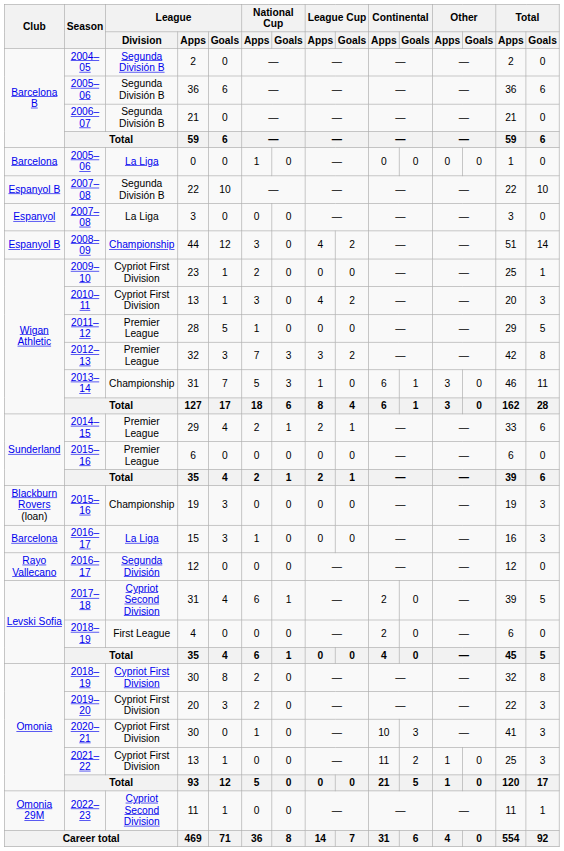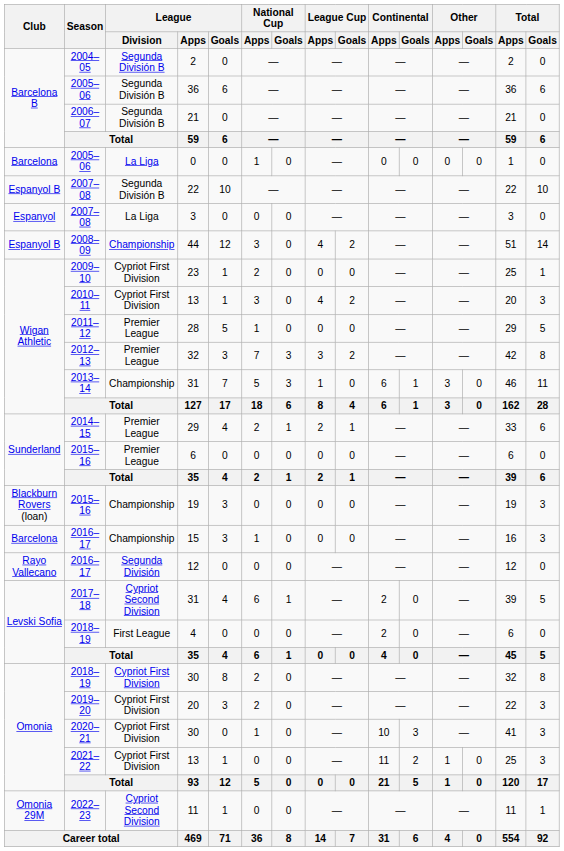(142, 539) La Liga -> (142, 539) Championship
